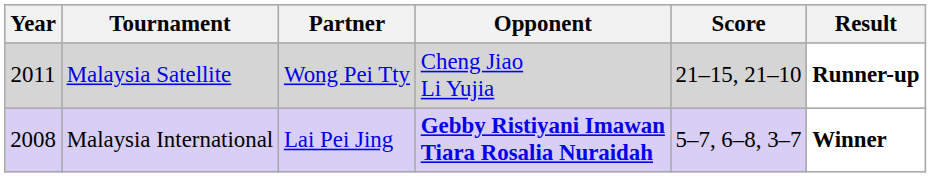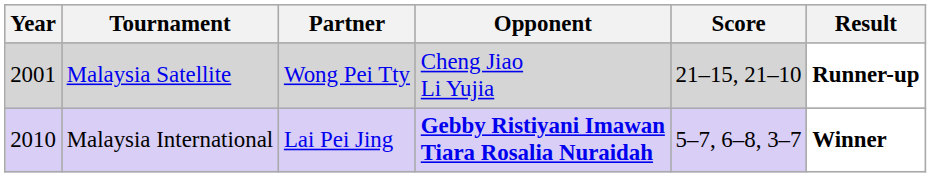(33, 75) 2011 -> (33, 75) 2001
(33, 139) 2008 -> (33, 139) 2010
